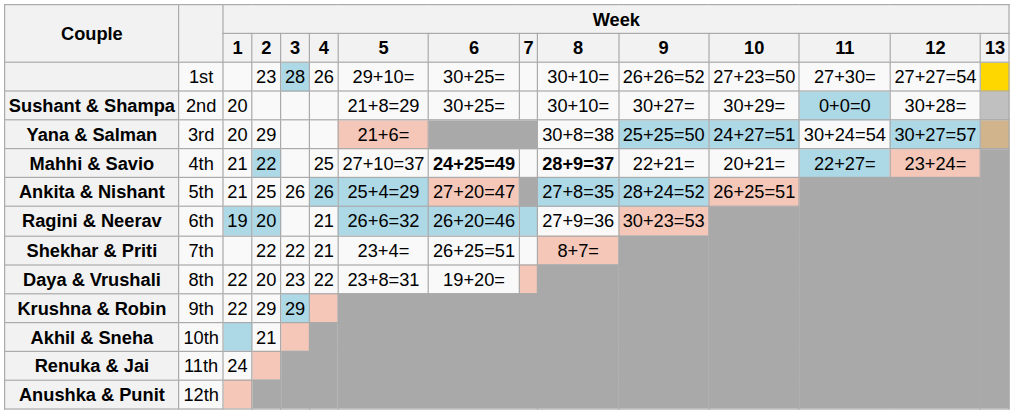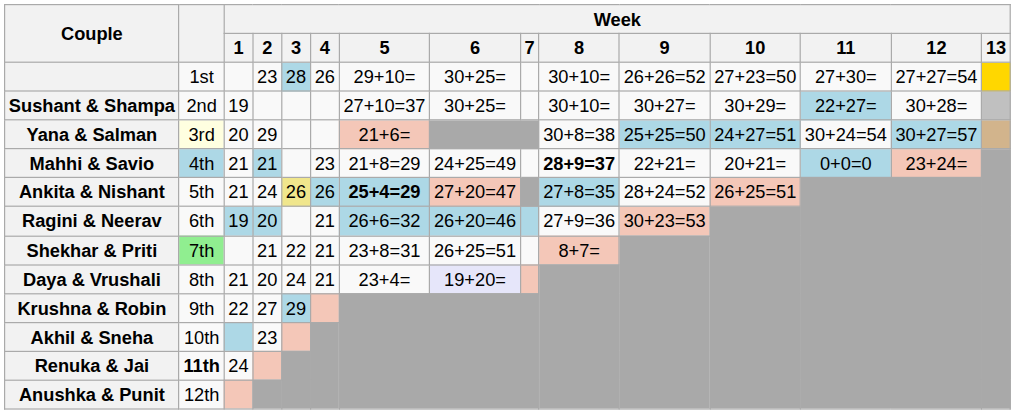(237, 106) 20 -> (238, 106) 19
(383, 106) 21+8=29 -> (384, 106) 27+10=37
(845, 106) 0+0=0 -> (846, 106) 22+27=
(201, 135) no background -> (202, 135) lightyellow background
(201, 164) no background -> (202, 164) lightblue background
(266, 164) 22 -> (267, 164) 21
(324, 164) 25 -> (325, 164) 23
(383, 164) 27+10=37 -> (384, 164) 21+8=29
(474, 164) bold -> (475, 164) normal
(845, 164) 22+27= -> (846, 164) 0+0=0
(266, 192) 25 -> (267, 192) 24
(295, 192) no background -> (296, 192) khaki background
(383, 192) normal -> (384, 192) bold
(664, 192) lightblue background -> (665, 192) no background
(201, 250) no background -> (202, 250) lightgreen background
(266, 250) 22 -> (267, 250) 21
(383, 250) 23+4= -> (384, 250) 23+8=31
(237, 279) 22 -> (238, 279) 21
(295, 279) 23 -> (296, 279) 24
(324, 279) 22 -> (325, 279) 21
(383, 279) 23+8=31 -> (384, 279) 23+4=
(474, 279) no background -> (475, 279) lavender background
(266, 308) 29 -> (267, 308) 27
(266, 337) 21 -> (267, 337) 23
(201, 366) normal -> (202, 366) bold
